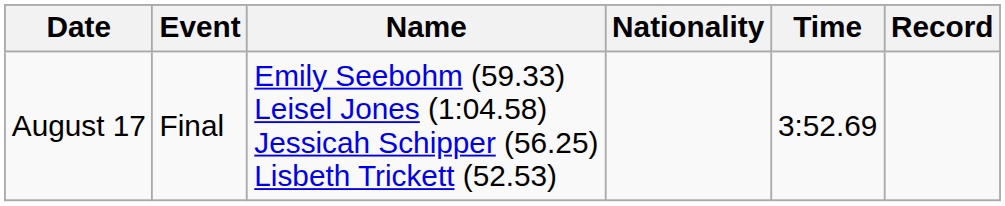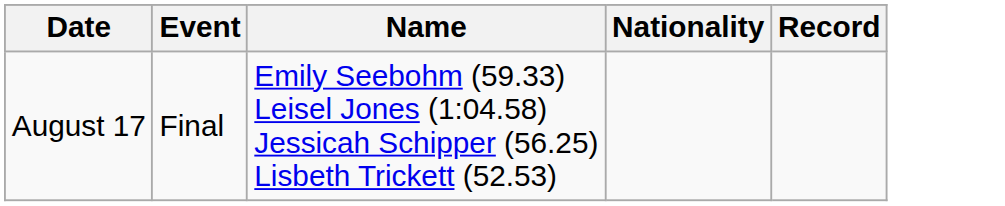- column: (828, 28)
